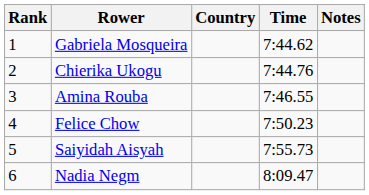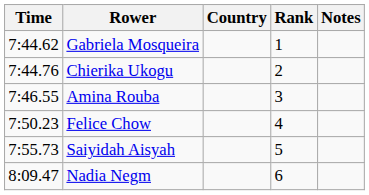columns swapped: (28, 17) <-> (288, 17)
